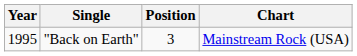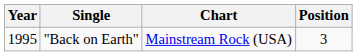columns swapped: (276, 16) <-> (171, 16)
